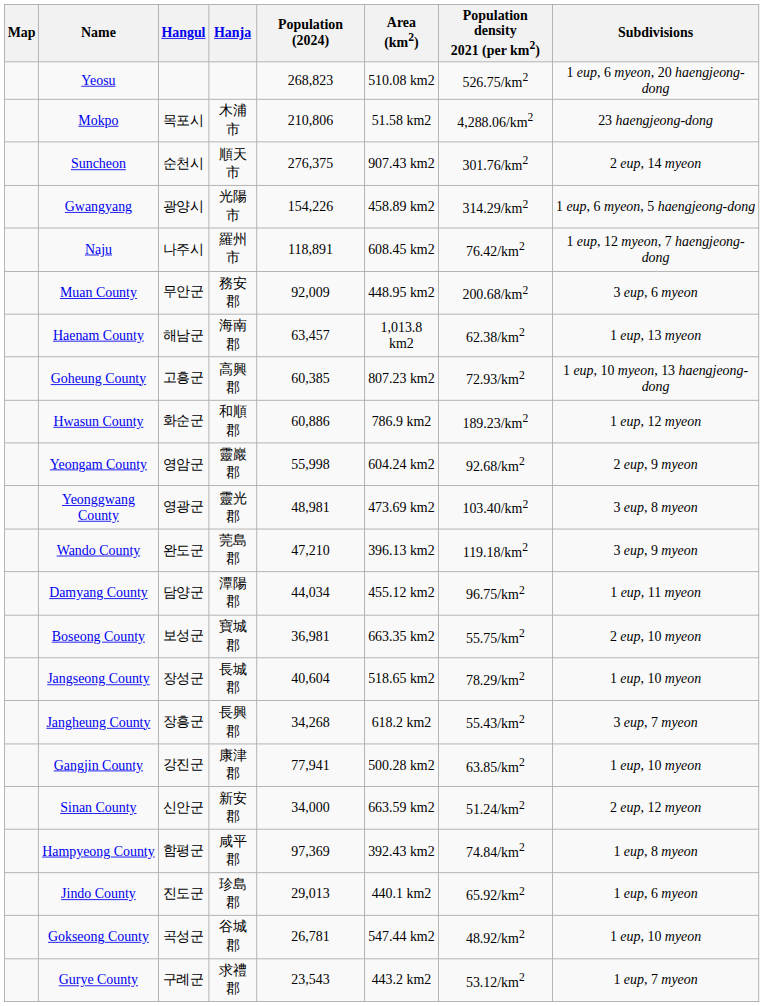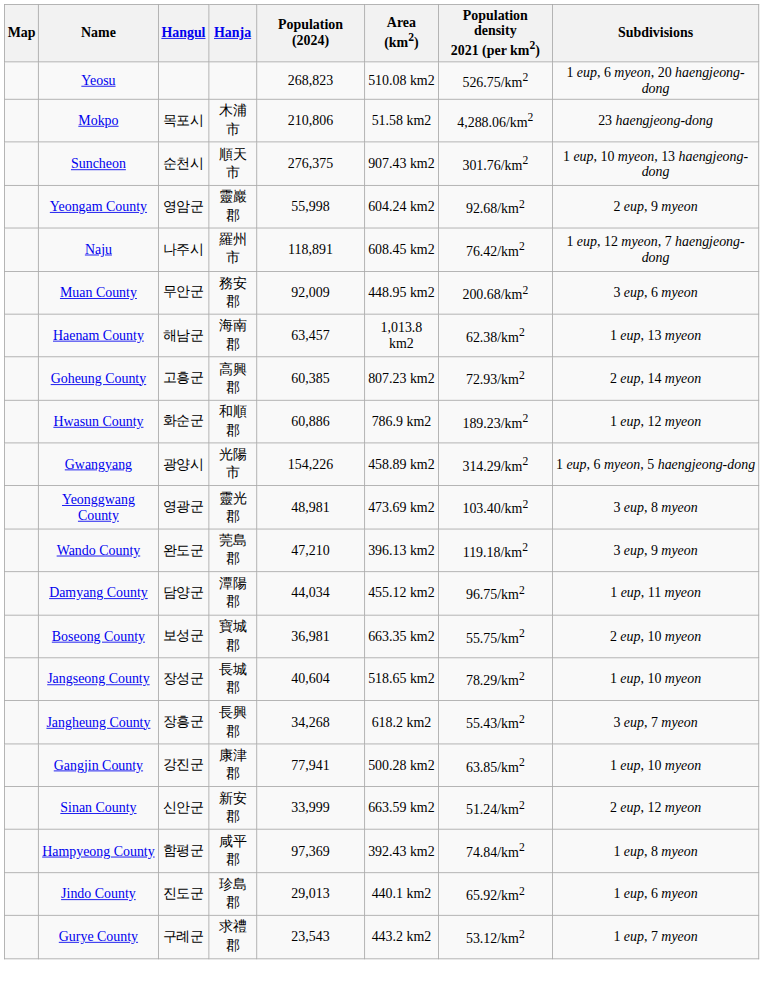(656, 163) 2 eup, 14 myeon -> (656, 163) 1 eup, 10 myeon, 13 haengjeong-dong
rows swapped: (98, 206) <-> (98, 464)
(656, 378) 1 eup, 10 myeon, 13 haengjeong-dong -> (656, 378) 2 eup, 14 myeon
(310, 808) 34,000 -> (310, 808) 33,999
- row: (98, 937)
